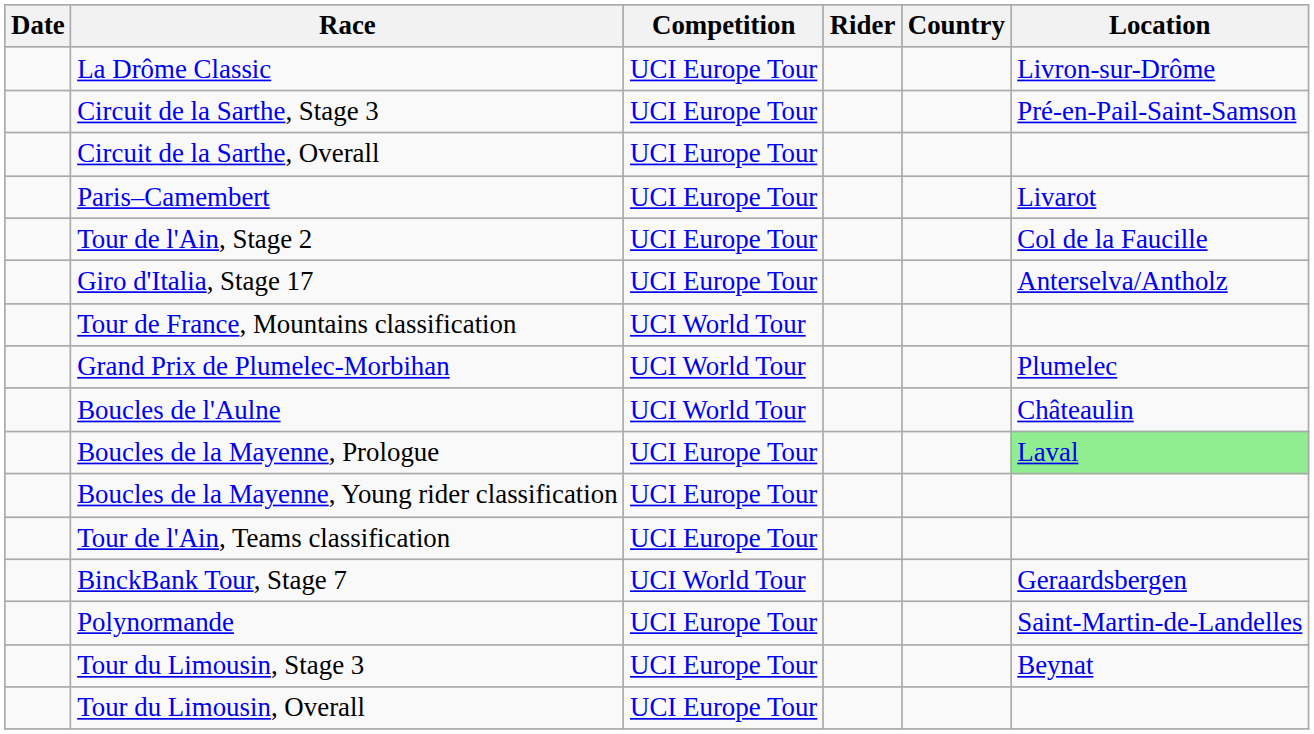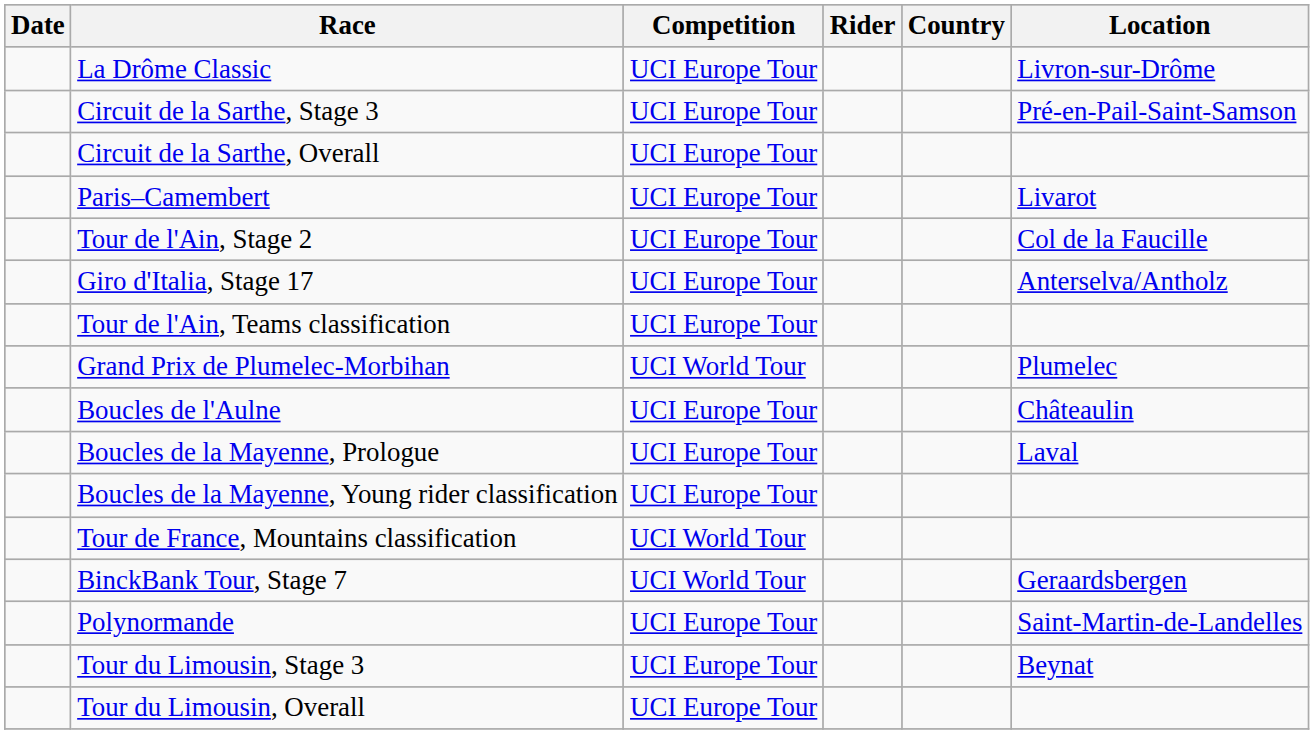rows swapped: (264, 537) <-> (297, 324)
(718, 409) UCI World Tour -> (724, 409) UCI Europe Tour
(1048, 452) lightgreen background -> (1048, 452) no background
